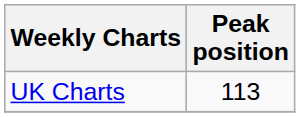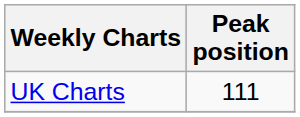(241, 91) 113 -> (241, 91) 111
